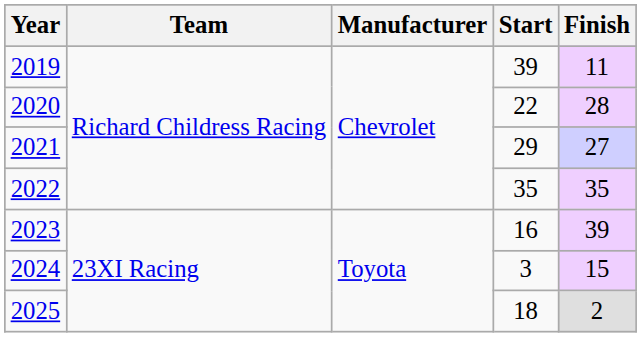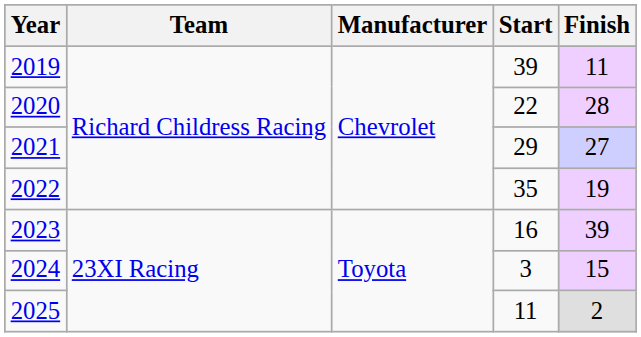(597, 188) 35 -> (597, 188) 19
(526, 311) 18 -> (526, 311) 11
